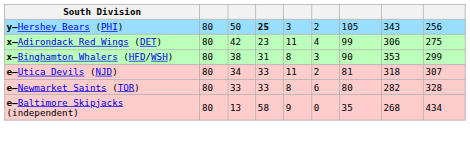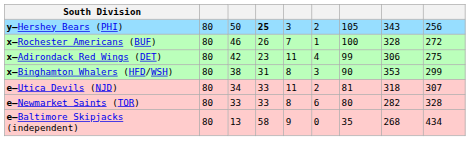+ row: (82, 42)
